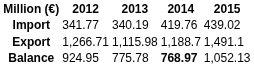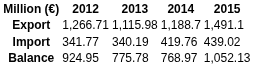rows swapped: (31, 42) <-> (31, 25)
(179, 58) bold -> (179, 58) normal
